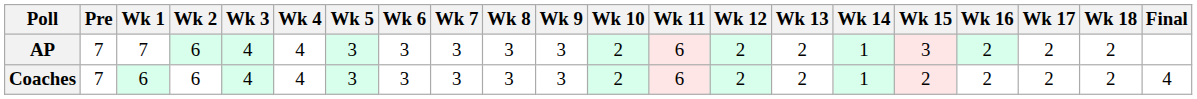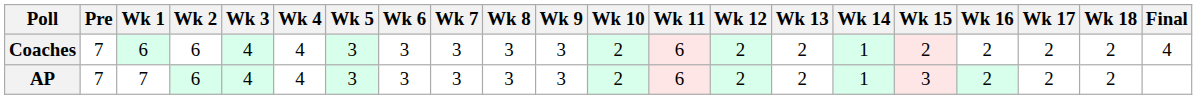rows swapped: (43, 49) <-> (43, 79)
